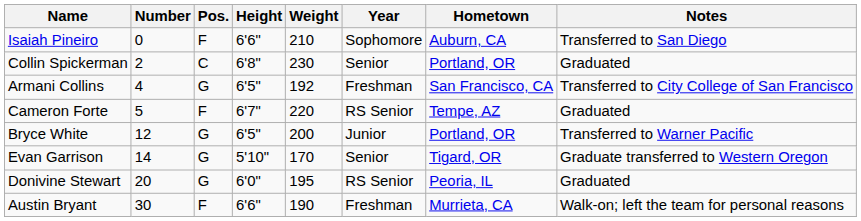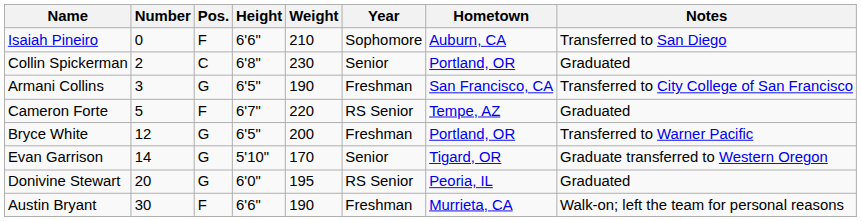(139, 87) 4 -> (139, 87) 3
(302, 87) 192 -> (302, 87) 190
(366, 134) Junior -> (379, 134) Freshman
